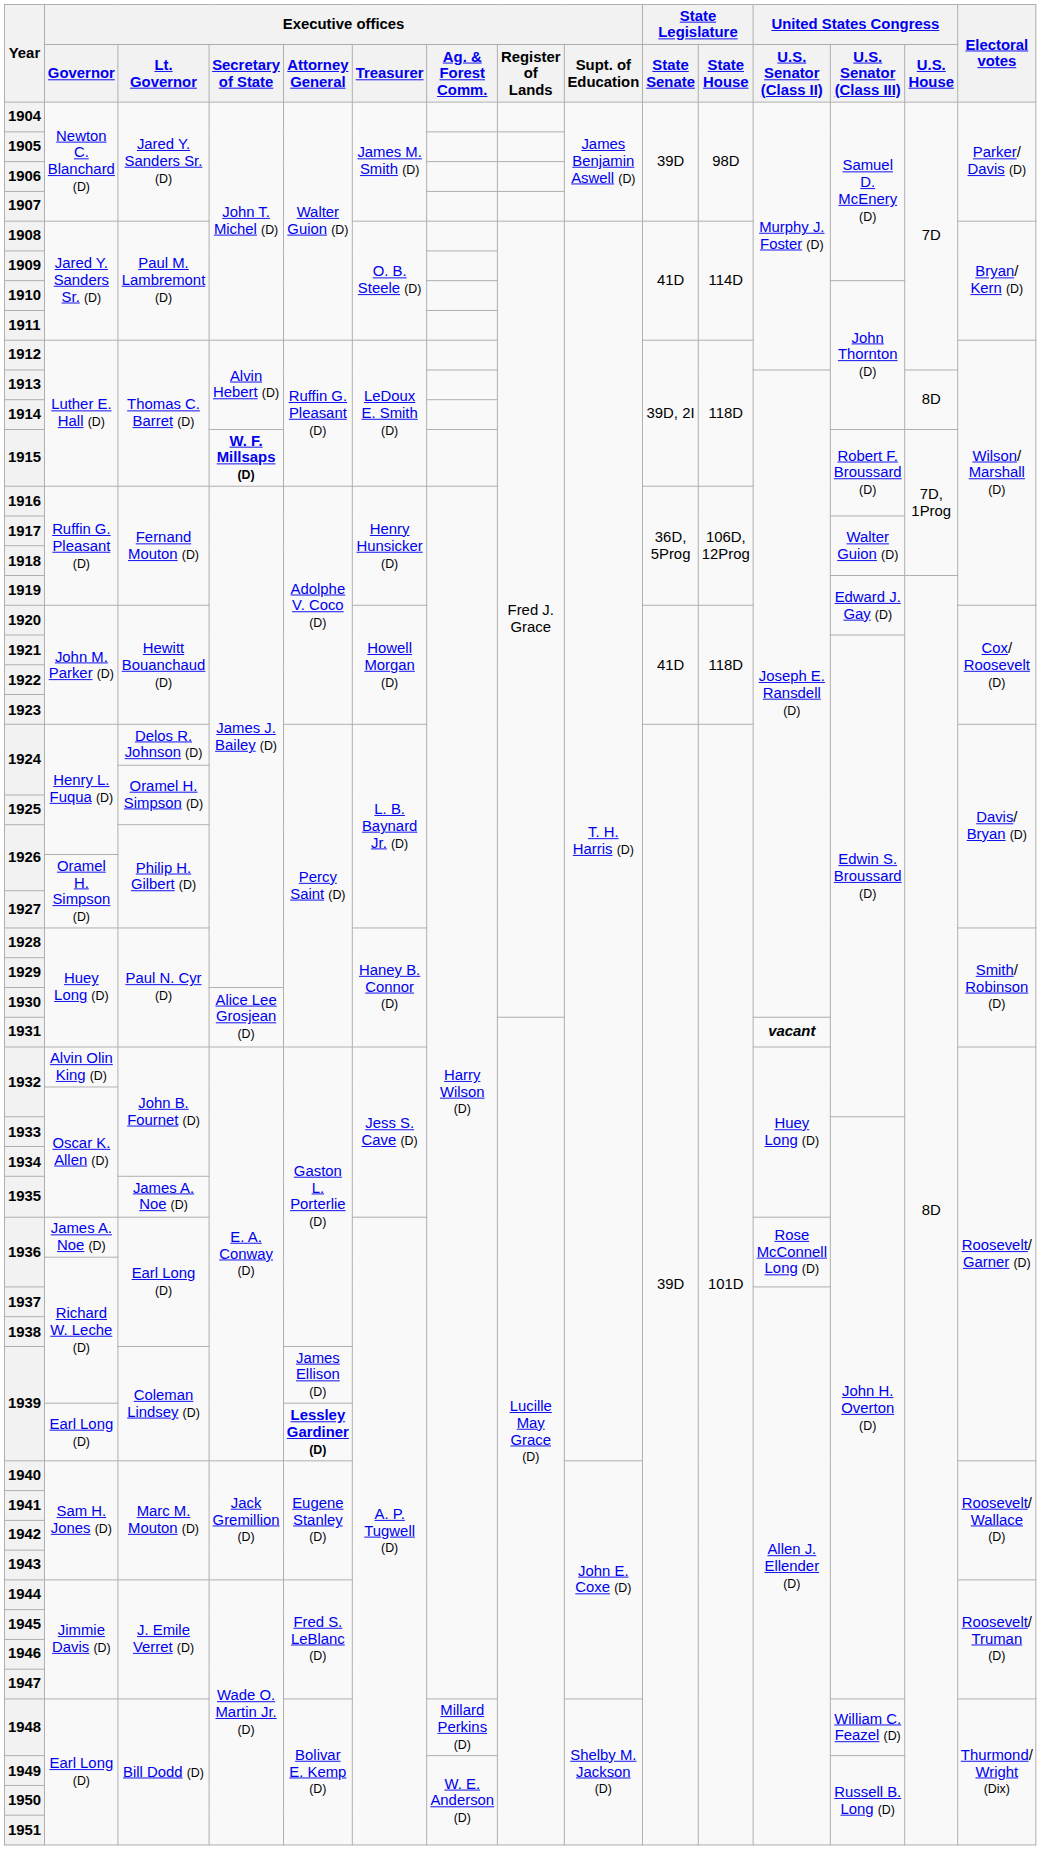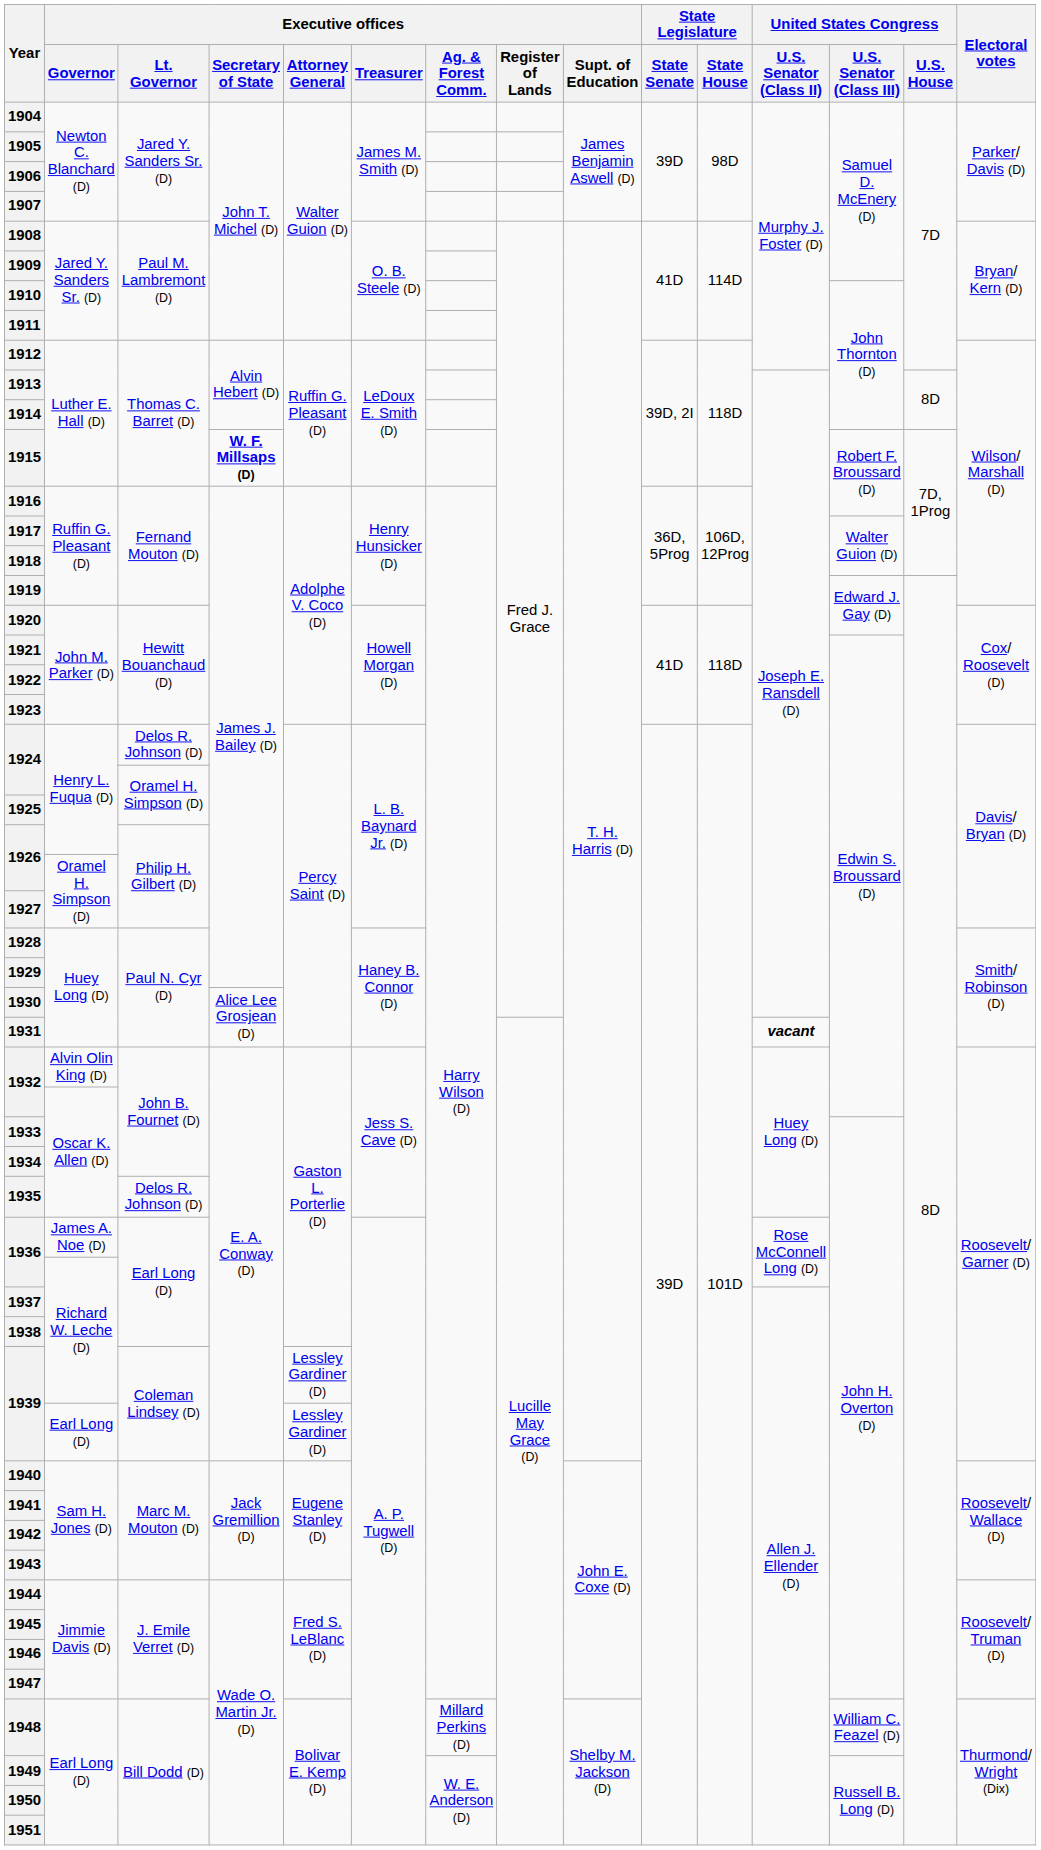(163, 1196) James A. Noe (D) -> (163, 1196) Delos R. Johnson (D)
(318, 1375) James Ellison (D) -> (317, 1375) Lessley Gardiner (D)
(318, 1432) bold -> (317, 1432) normal
